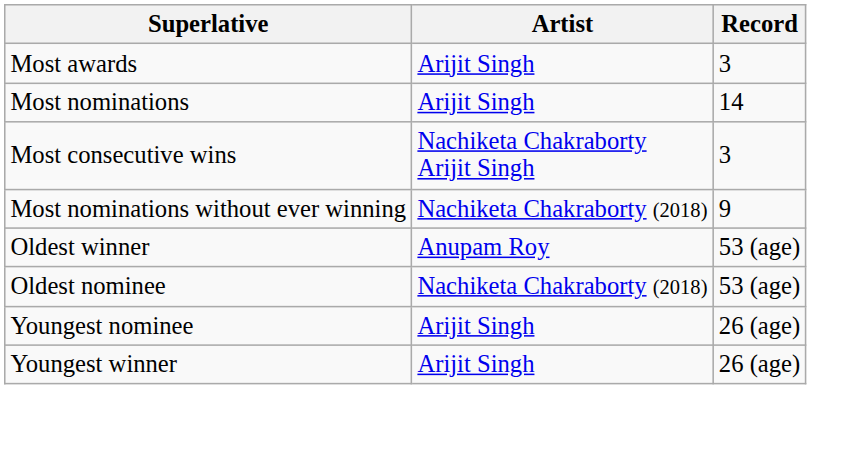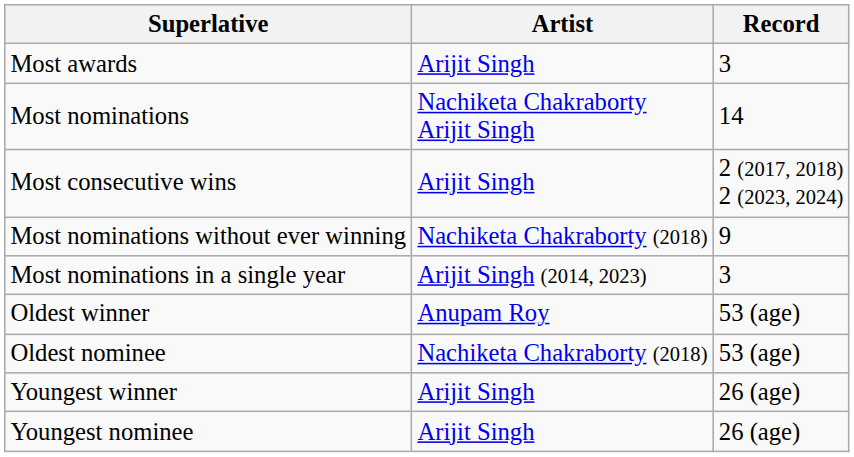(476, 102) Arijit Singh -> (532, 116) Nachiketa Chakraborty Arijit Singh
(532, 155) Nachiketa Chakraborty Arijit Singh -> (476, 182) Arijit Singh
(725, 155) 3 -> (781, 182) 2 (2017, 2018) 2 (2023, 2024)
+ row: (178, 274)
rows swapped: (94, 364) <-> (102, 325)
